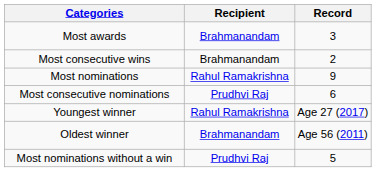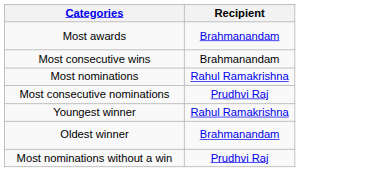- column: (333, 13)
